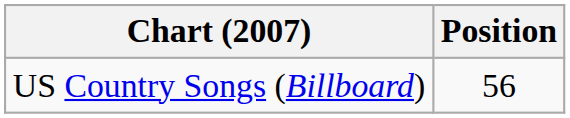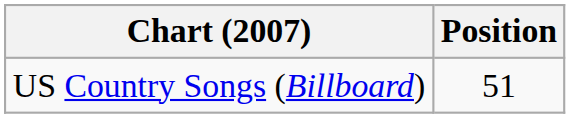(499, 84) 56 -> (499, 84) 51
